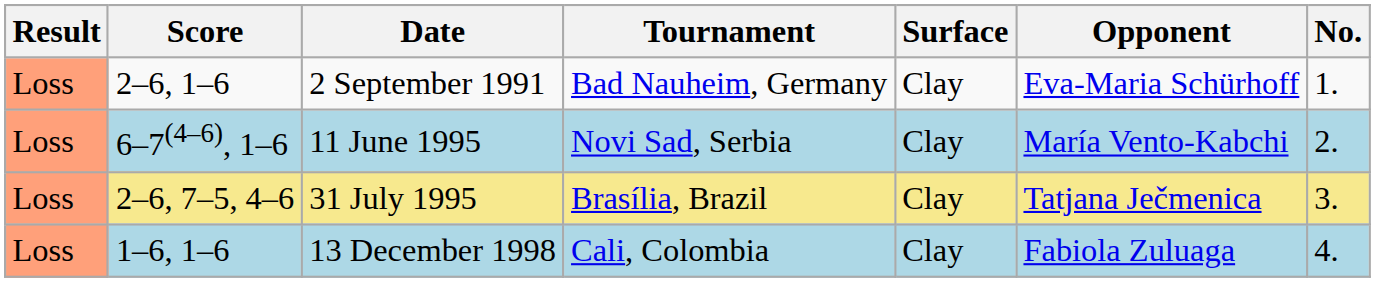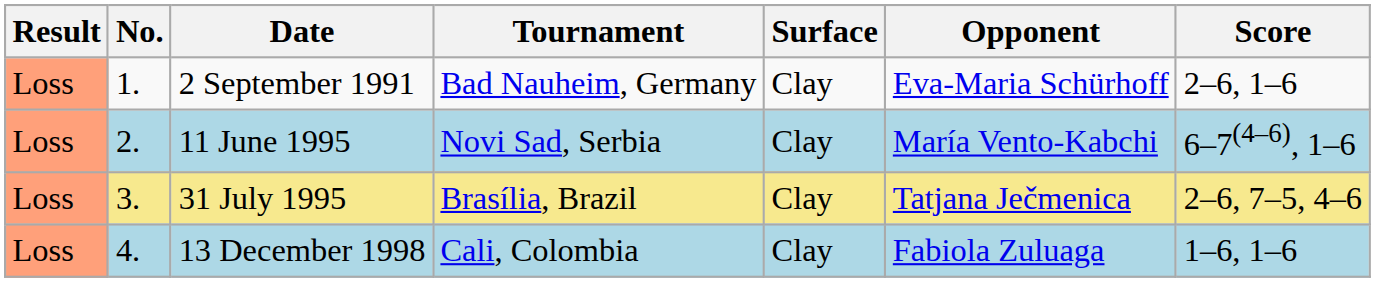columns swapped: (1338, 30) <-> (205, 30)
